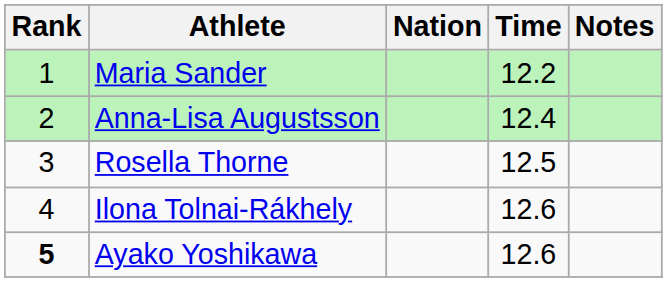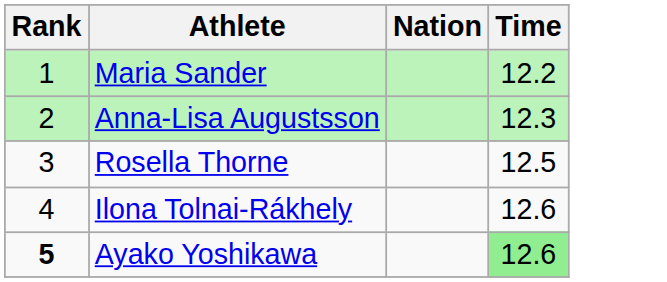- column: (615, 27)
(528, 118) 12.4 -> (528, 118) 12.3
(528, 254) no background -> (528, 254) lightgreen background
